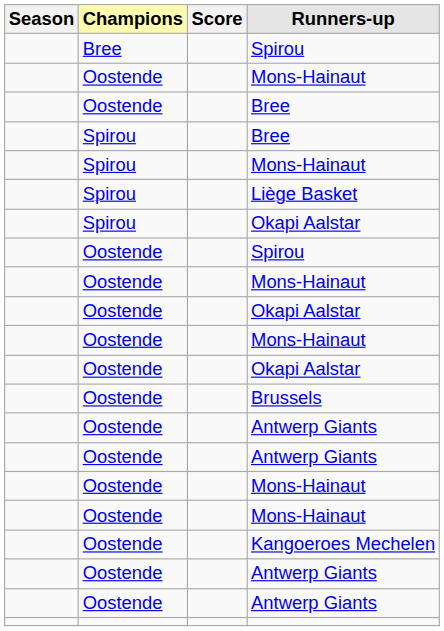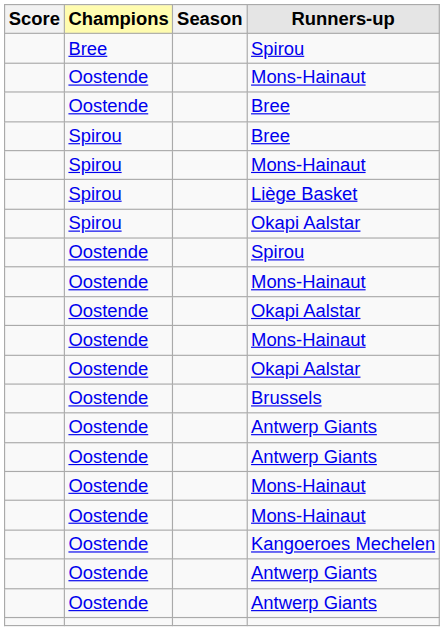columns swapped: (42, 19) <-> (217, 19)
